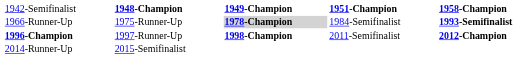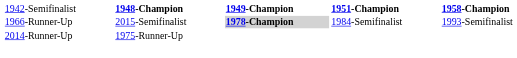(148, 22) 1975-Runner-Up -> (151, 22) 2015-Semifinalist
(476, 22) bold -> (477, 22) normal
- row: (39, 35)
(150, 49) 2015-Semifinalist -> (149, 35) 1975-Runner-Up
